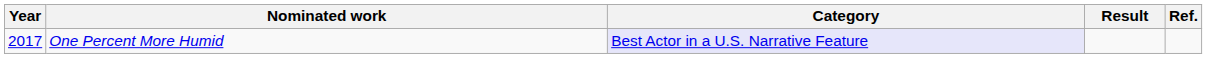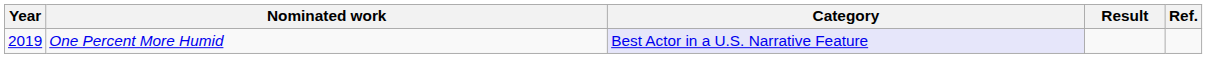(25, 41) 2017 -> (25, 41) 2019
